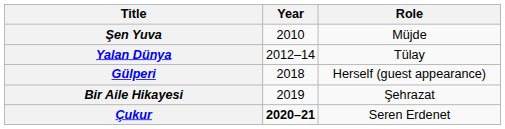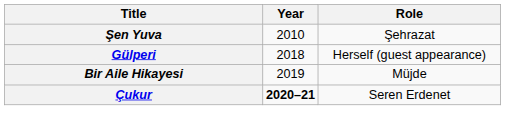(409, 34) Müjde -> (409, 34) Şehrazat
- row: (134, 54)
(409, 94) Şehrazat -> (409, 74) Müjde
